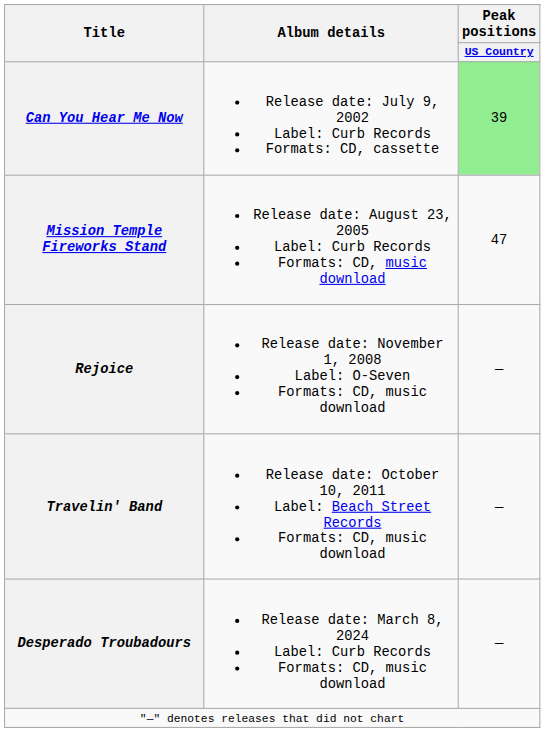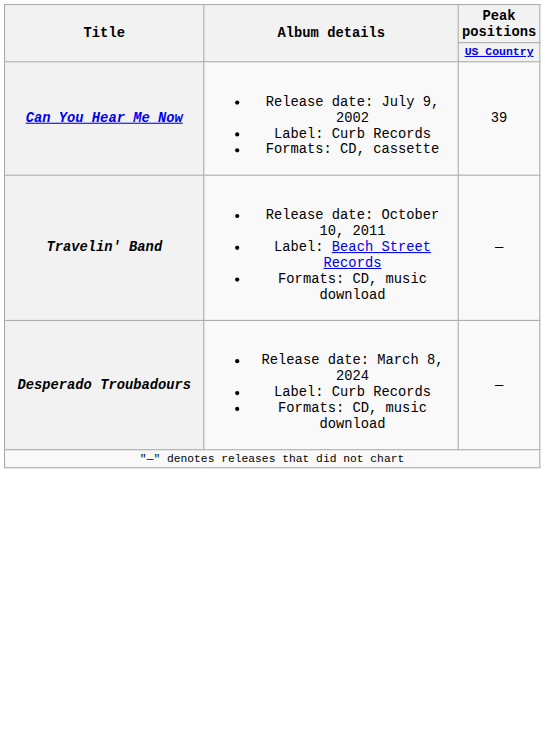(499, 118) lightgreen background -> (499, 118) no background
- row: (104, 240)
- row: (104, 369)
